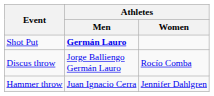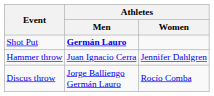rows swapped: (31, 63) <-> (34, 84)
